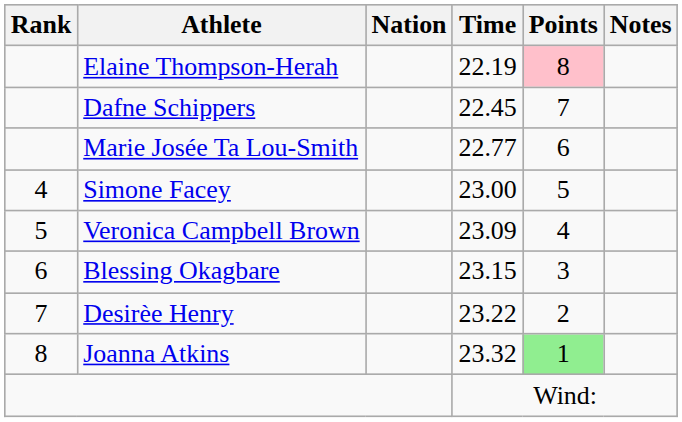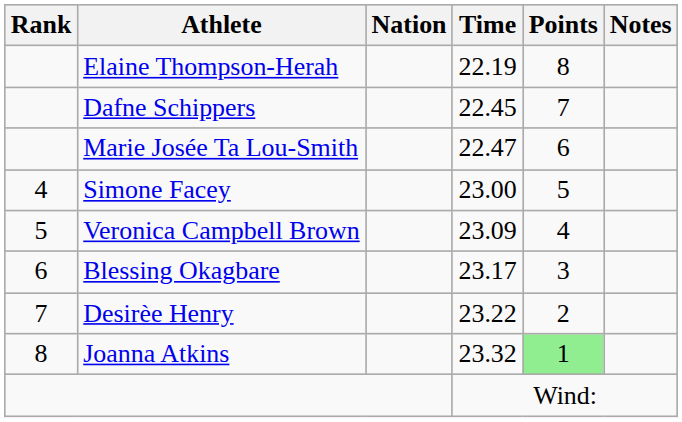(563, 66) pink background -> (563, 66) no background
(488, 148) 22.77 -> (488, 148) 22.47
(488, 271) 23.15 -> (488, 271) 23.17
